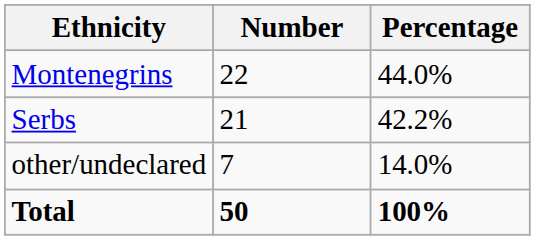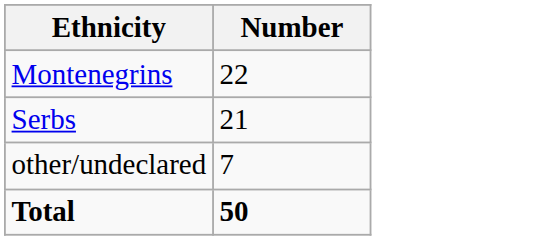- column: (450, 27)
